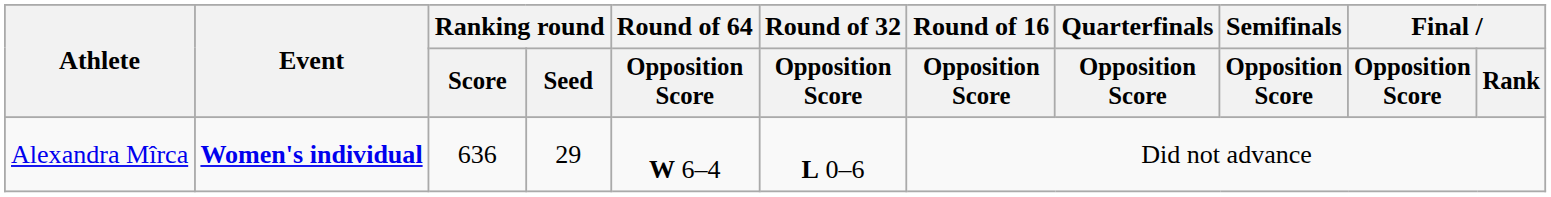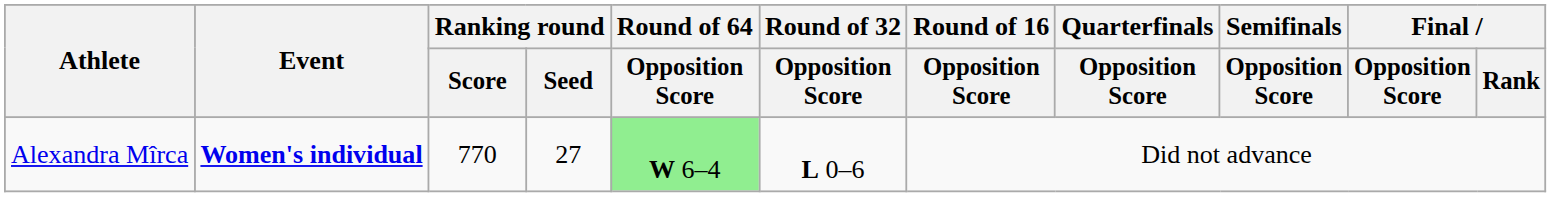(477, 154) 636 -> (477, 154) 770
(568, 154) 29 -> (568, 154) 27
(685, 169) no background -> (685, 169) lightgreen background
